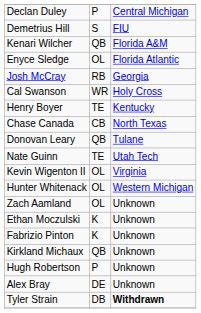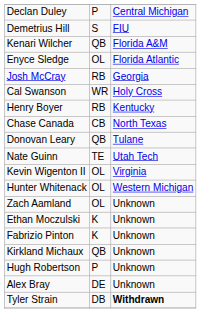(98, 108) TE -> (98, 108) RB
